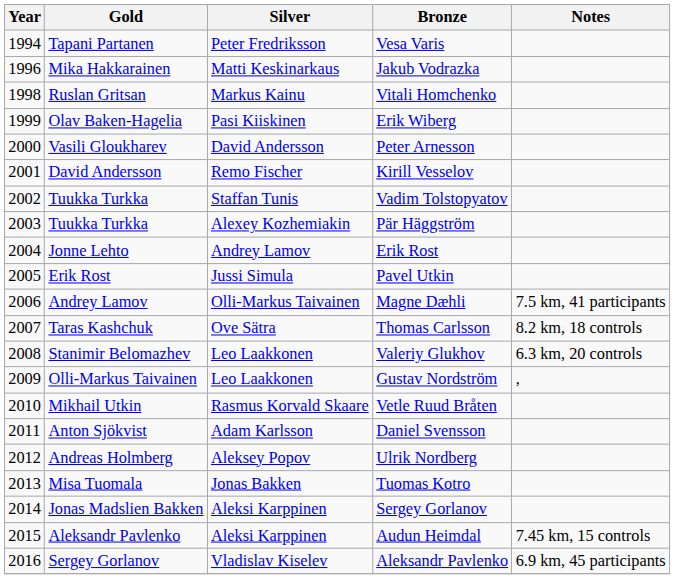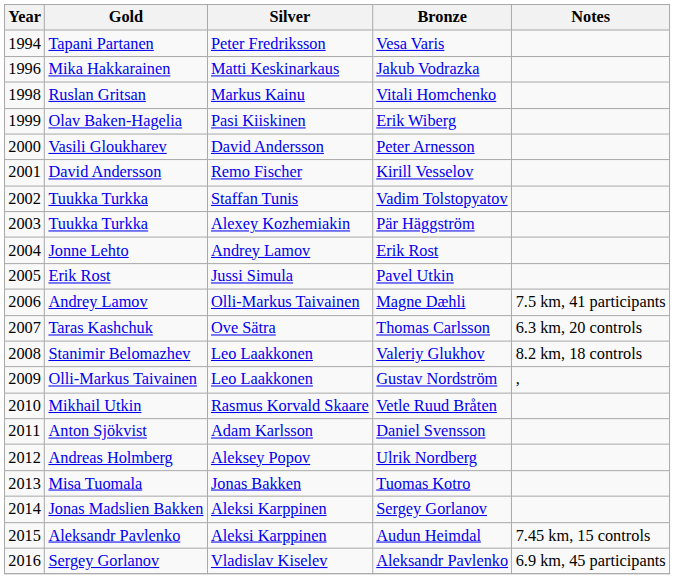(579, 328) 8.2 km, 18 controls -> (579, 328) 6.3 km, 20 controls
(579, 353) 6.3 km, 20 controls -> (579, 353) 8.2 km, 18 controls
